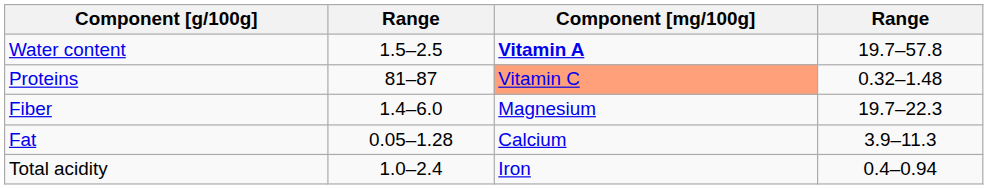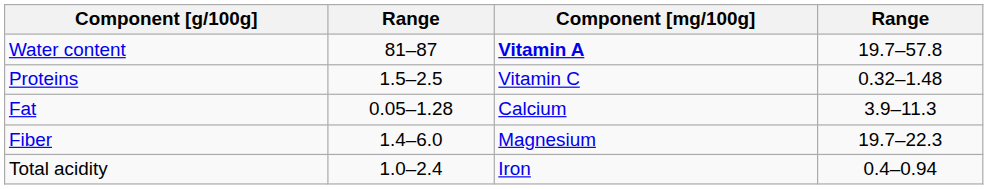(411, 49) 1.5–2.5 -> (411, 49) 81–87
(411, 79) 81–87 -> (411, 79) 1.5–2.5
(539, 79) lightsalmon background -> (539, 79) no background
rows swapped: (23, 139) <-> (30, 109)
